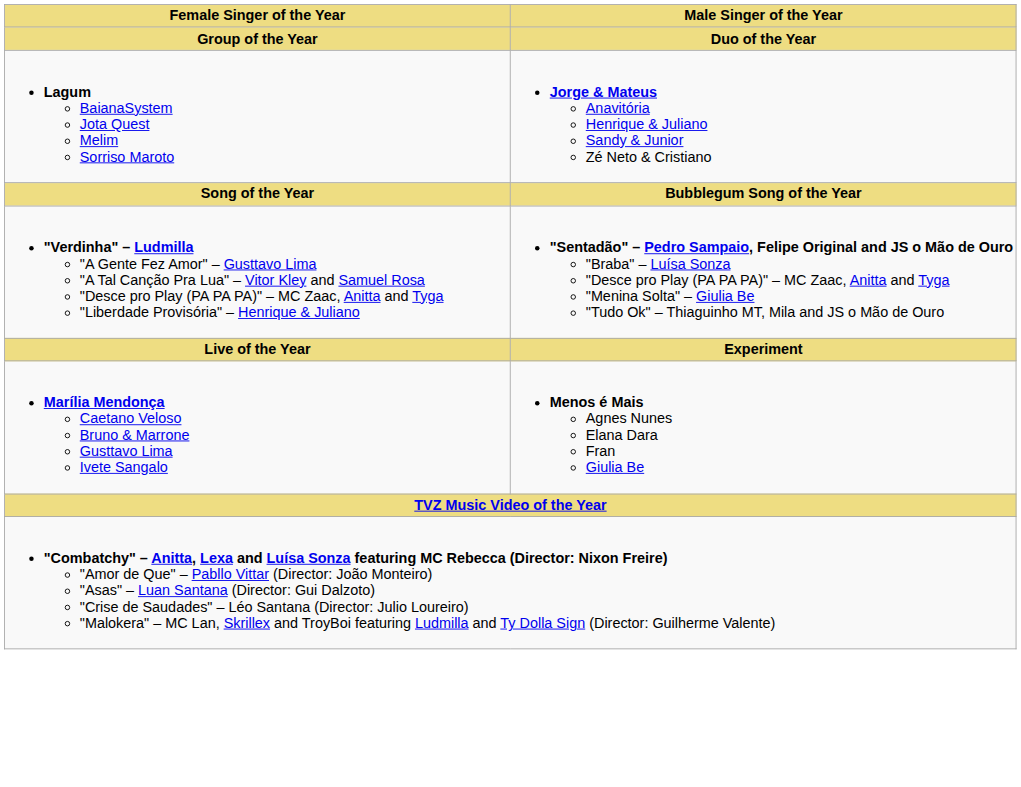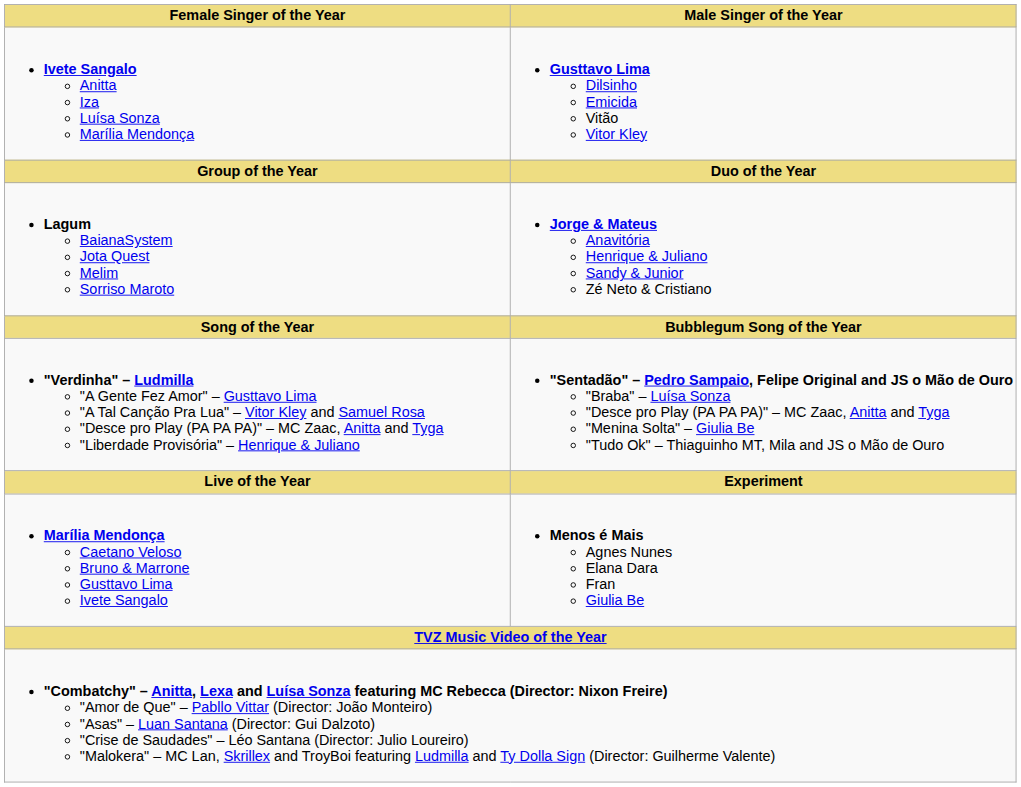+ row: (257, 102)
